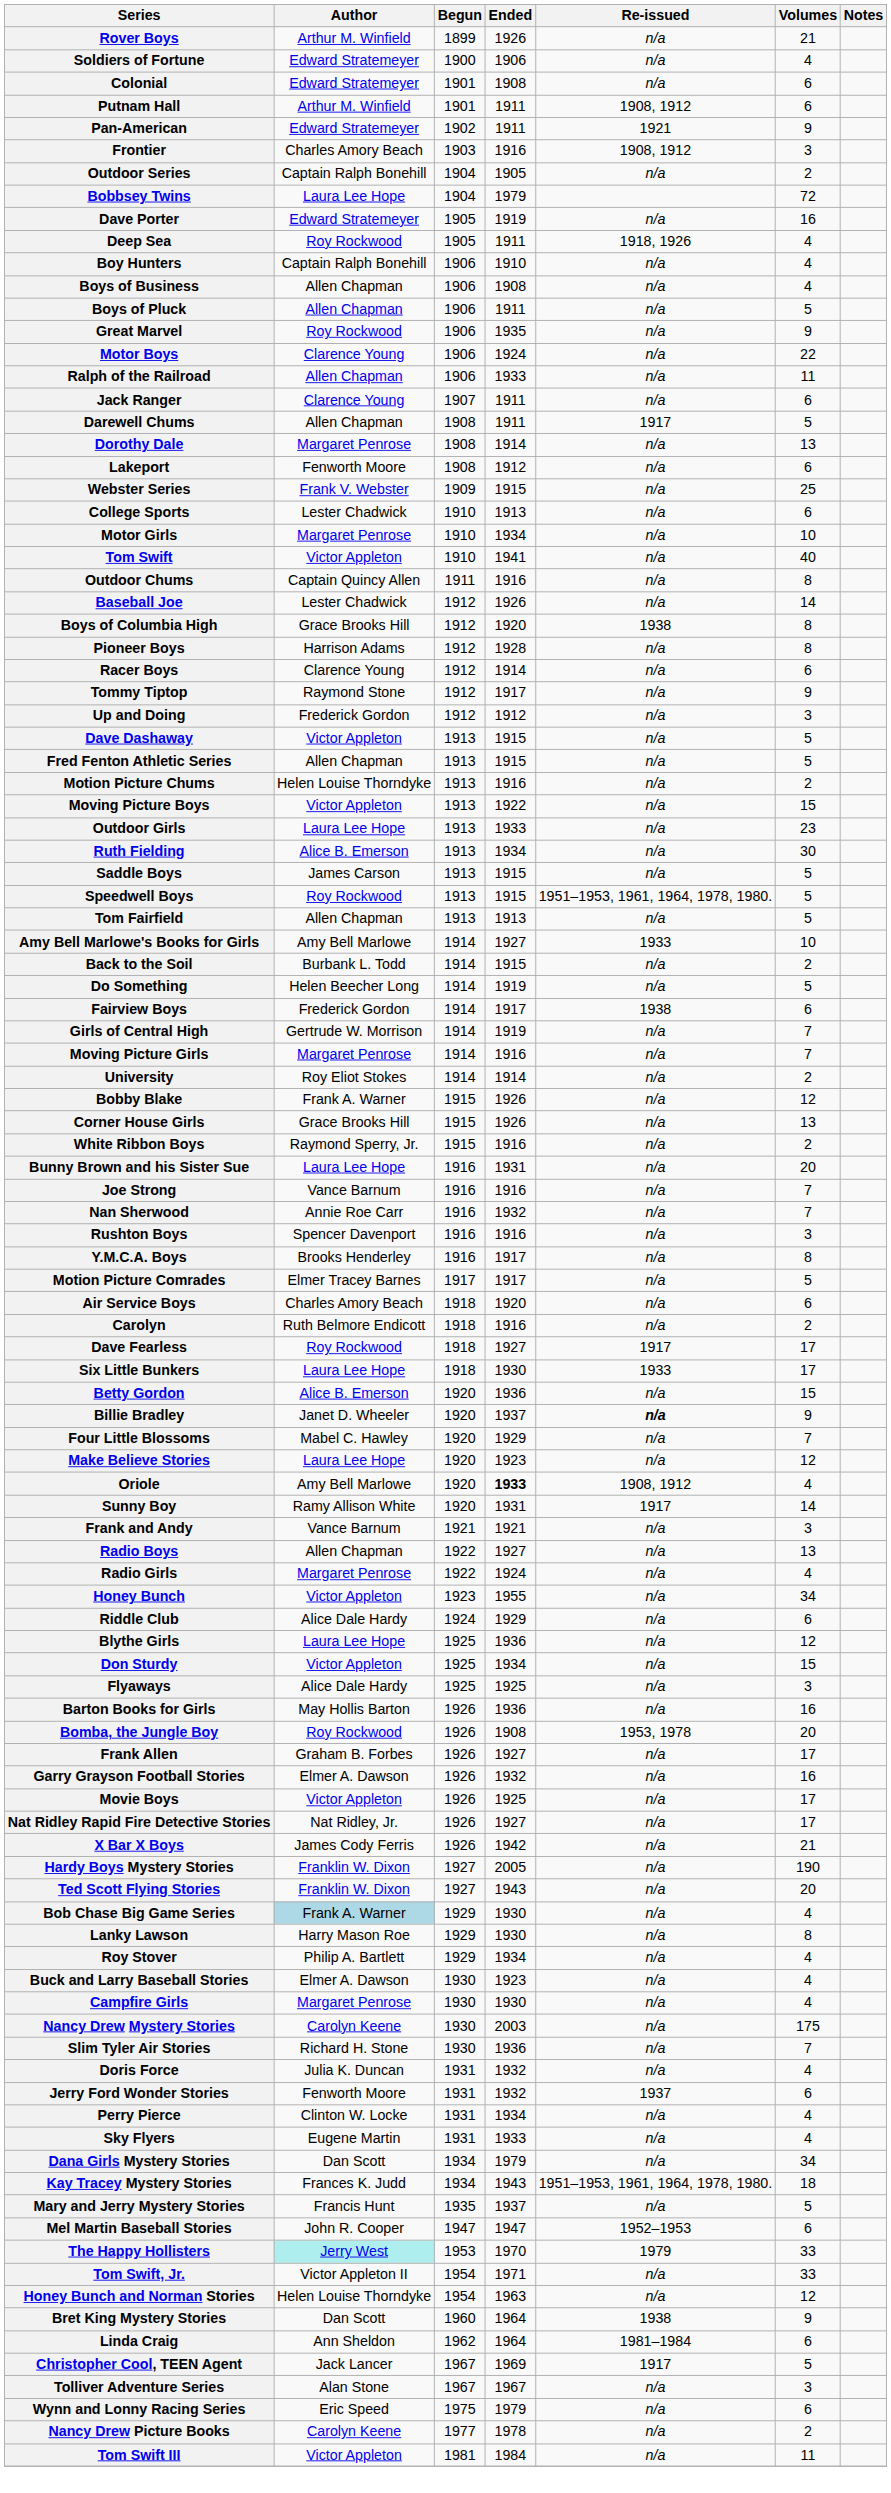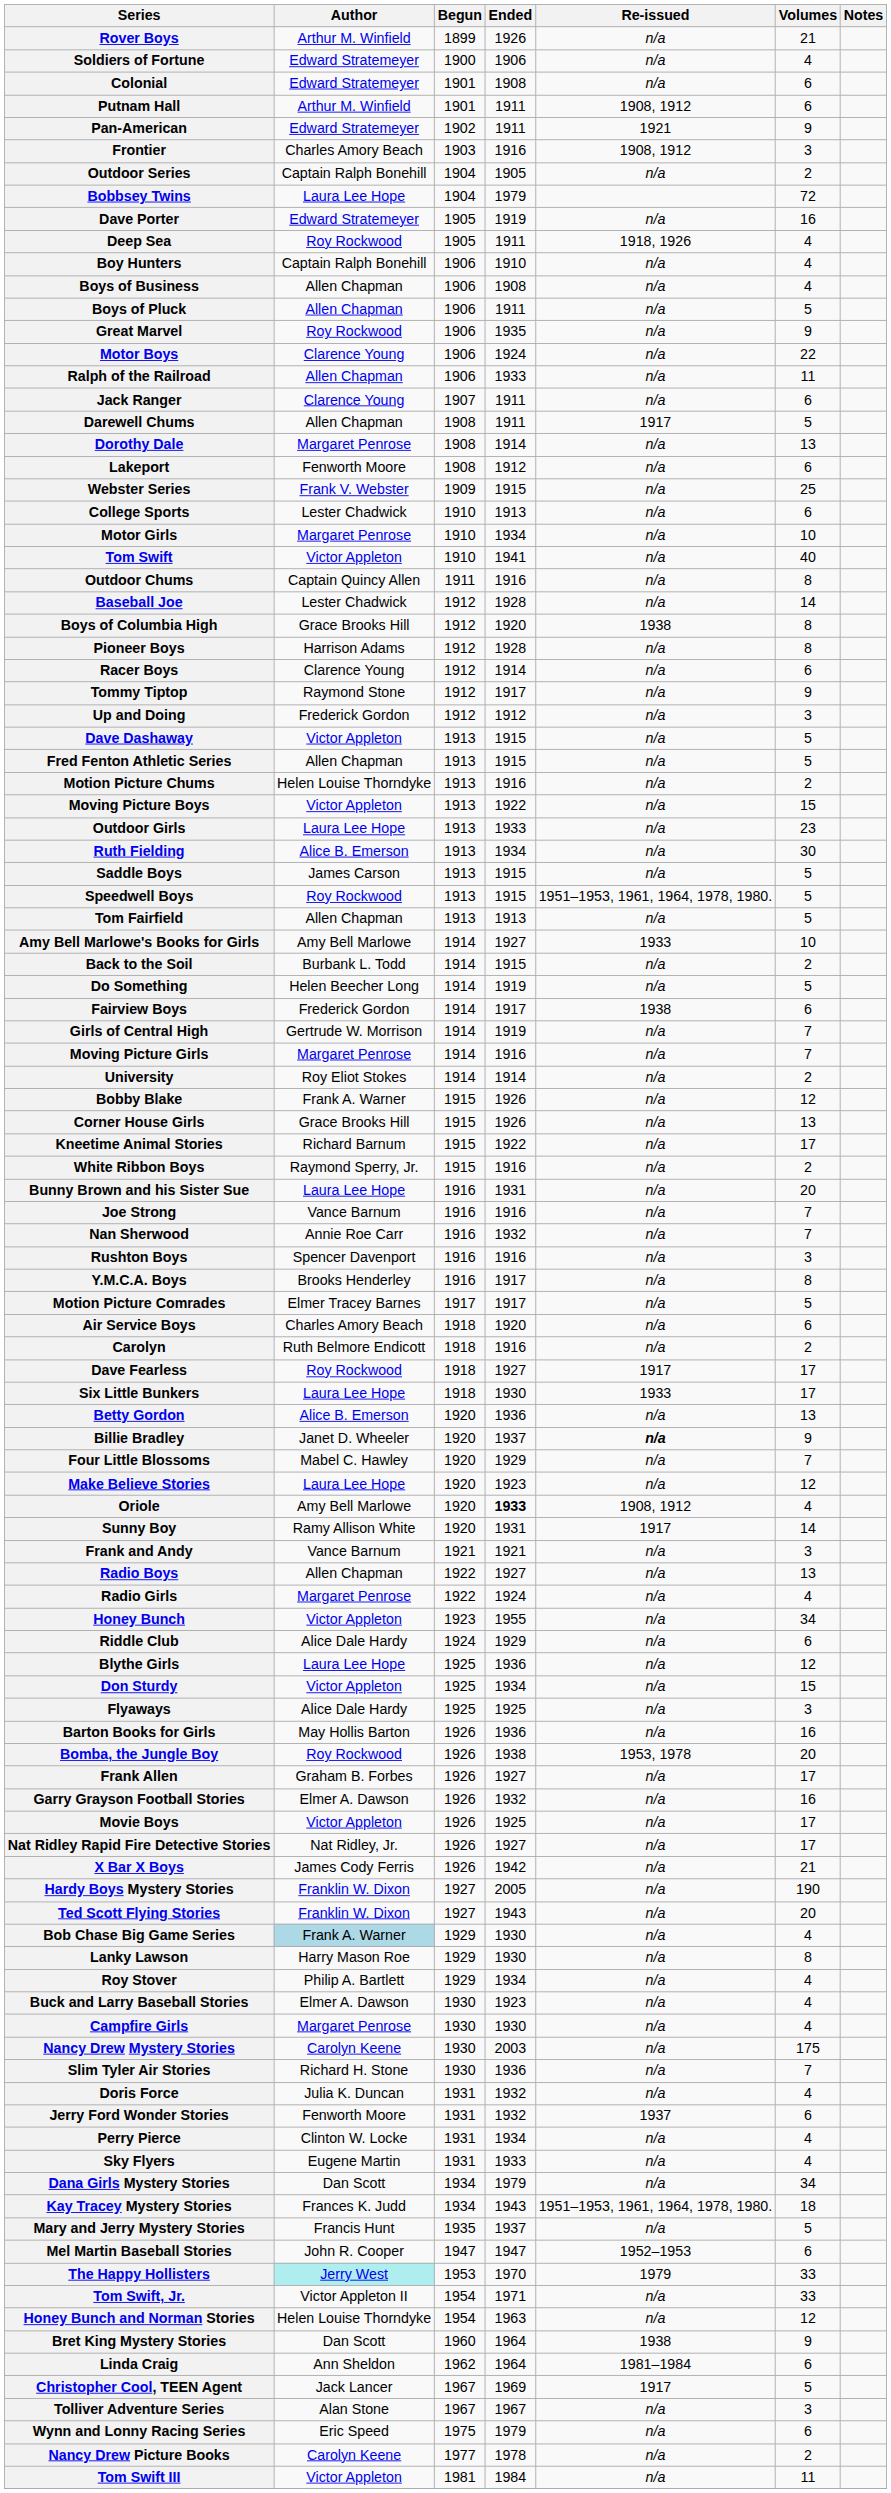(510, 602) 1926 -> (510, 602) 1928
+ row: (139, 1144)
(808, 1393) 15 -> (808, 1415) 13
(510, 1732) 1908 -> (510, 1754) 1938
